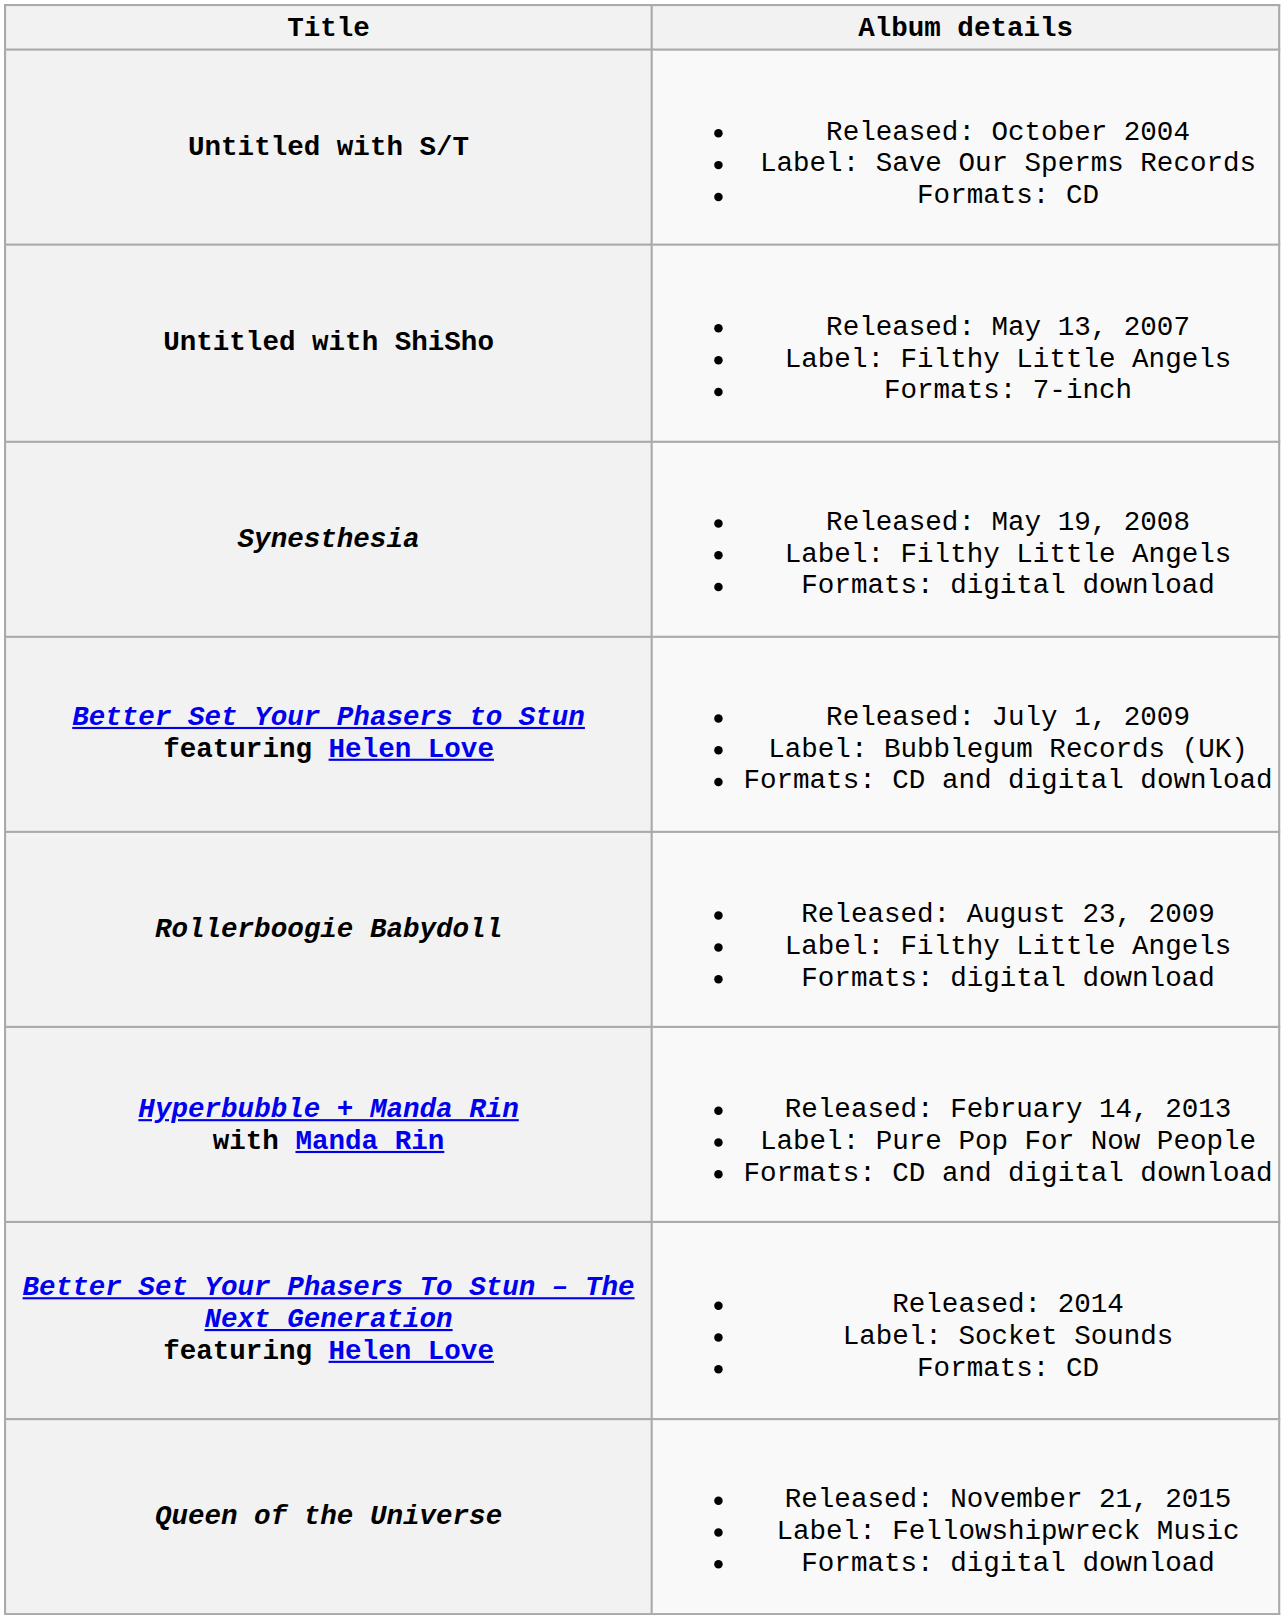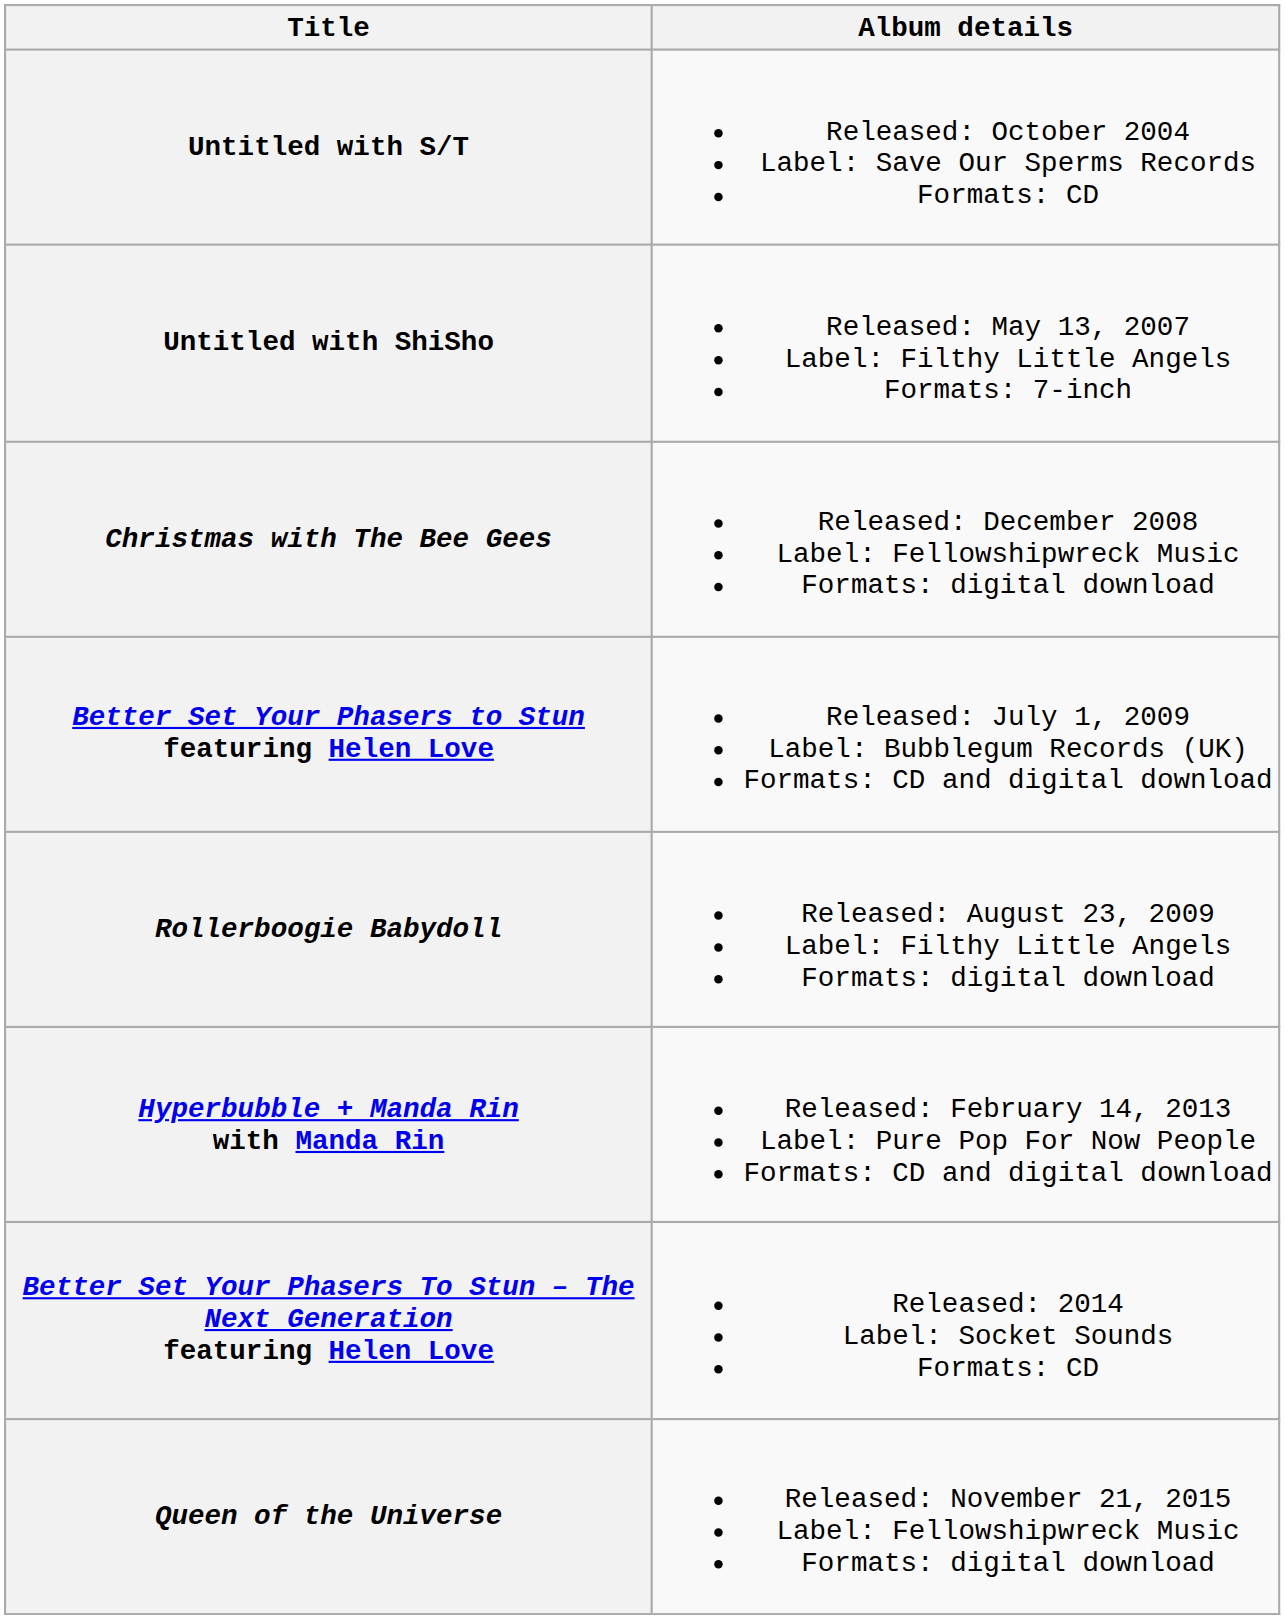- row: (329, 539)
+ row: (329, 539)
